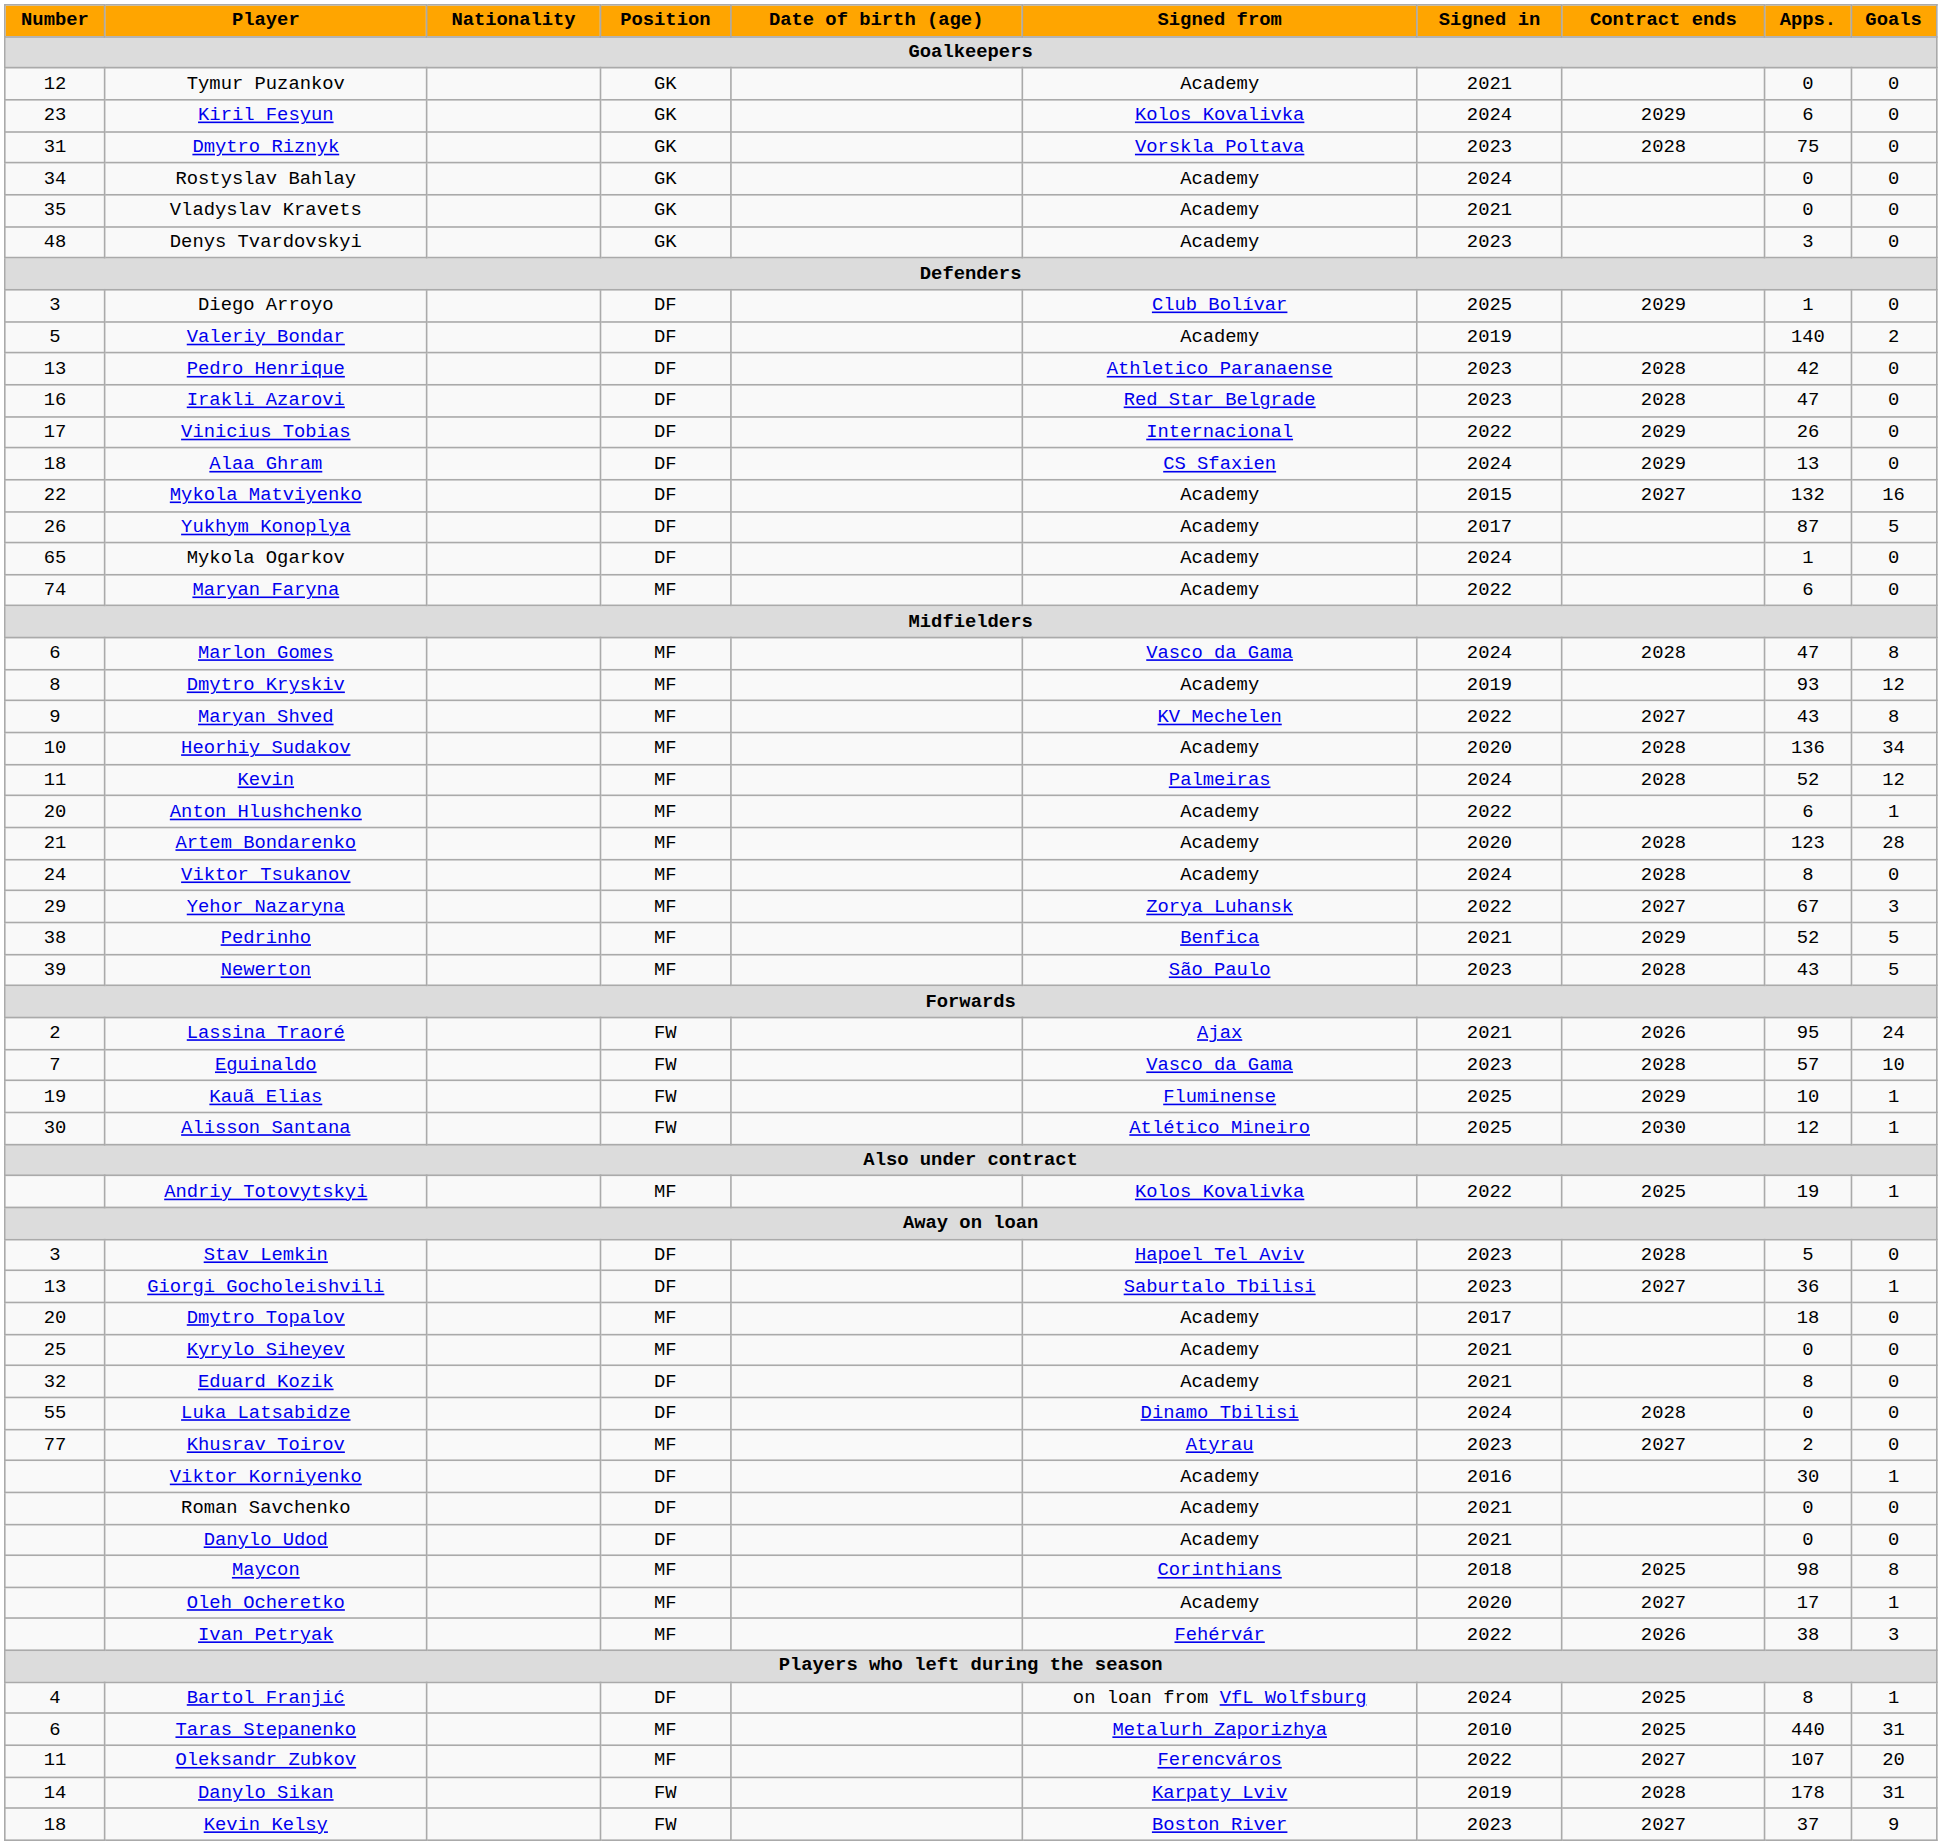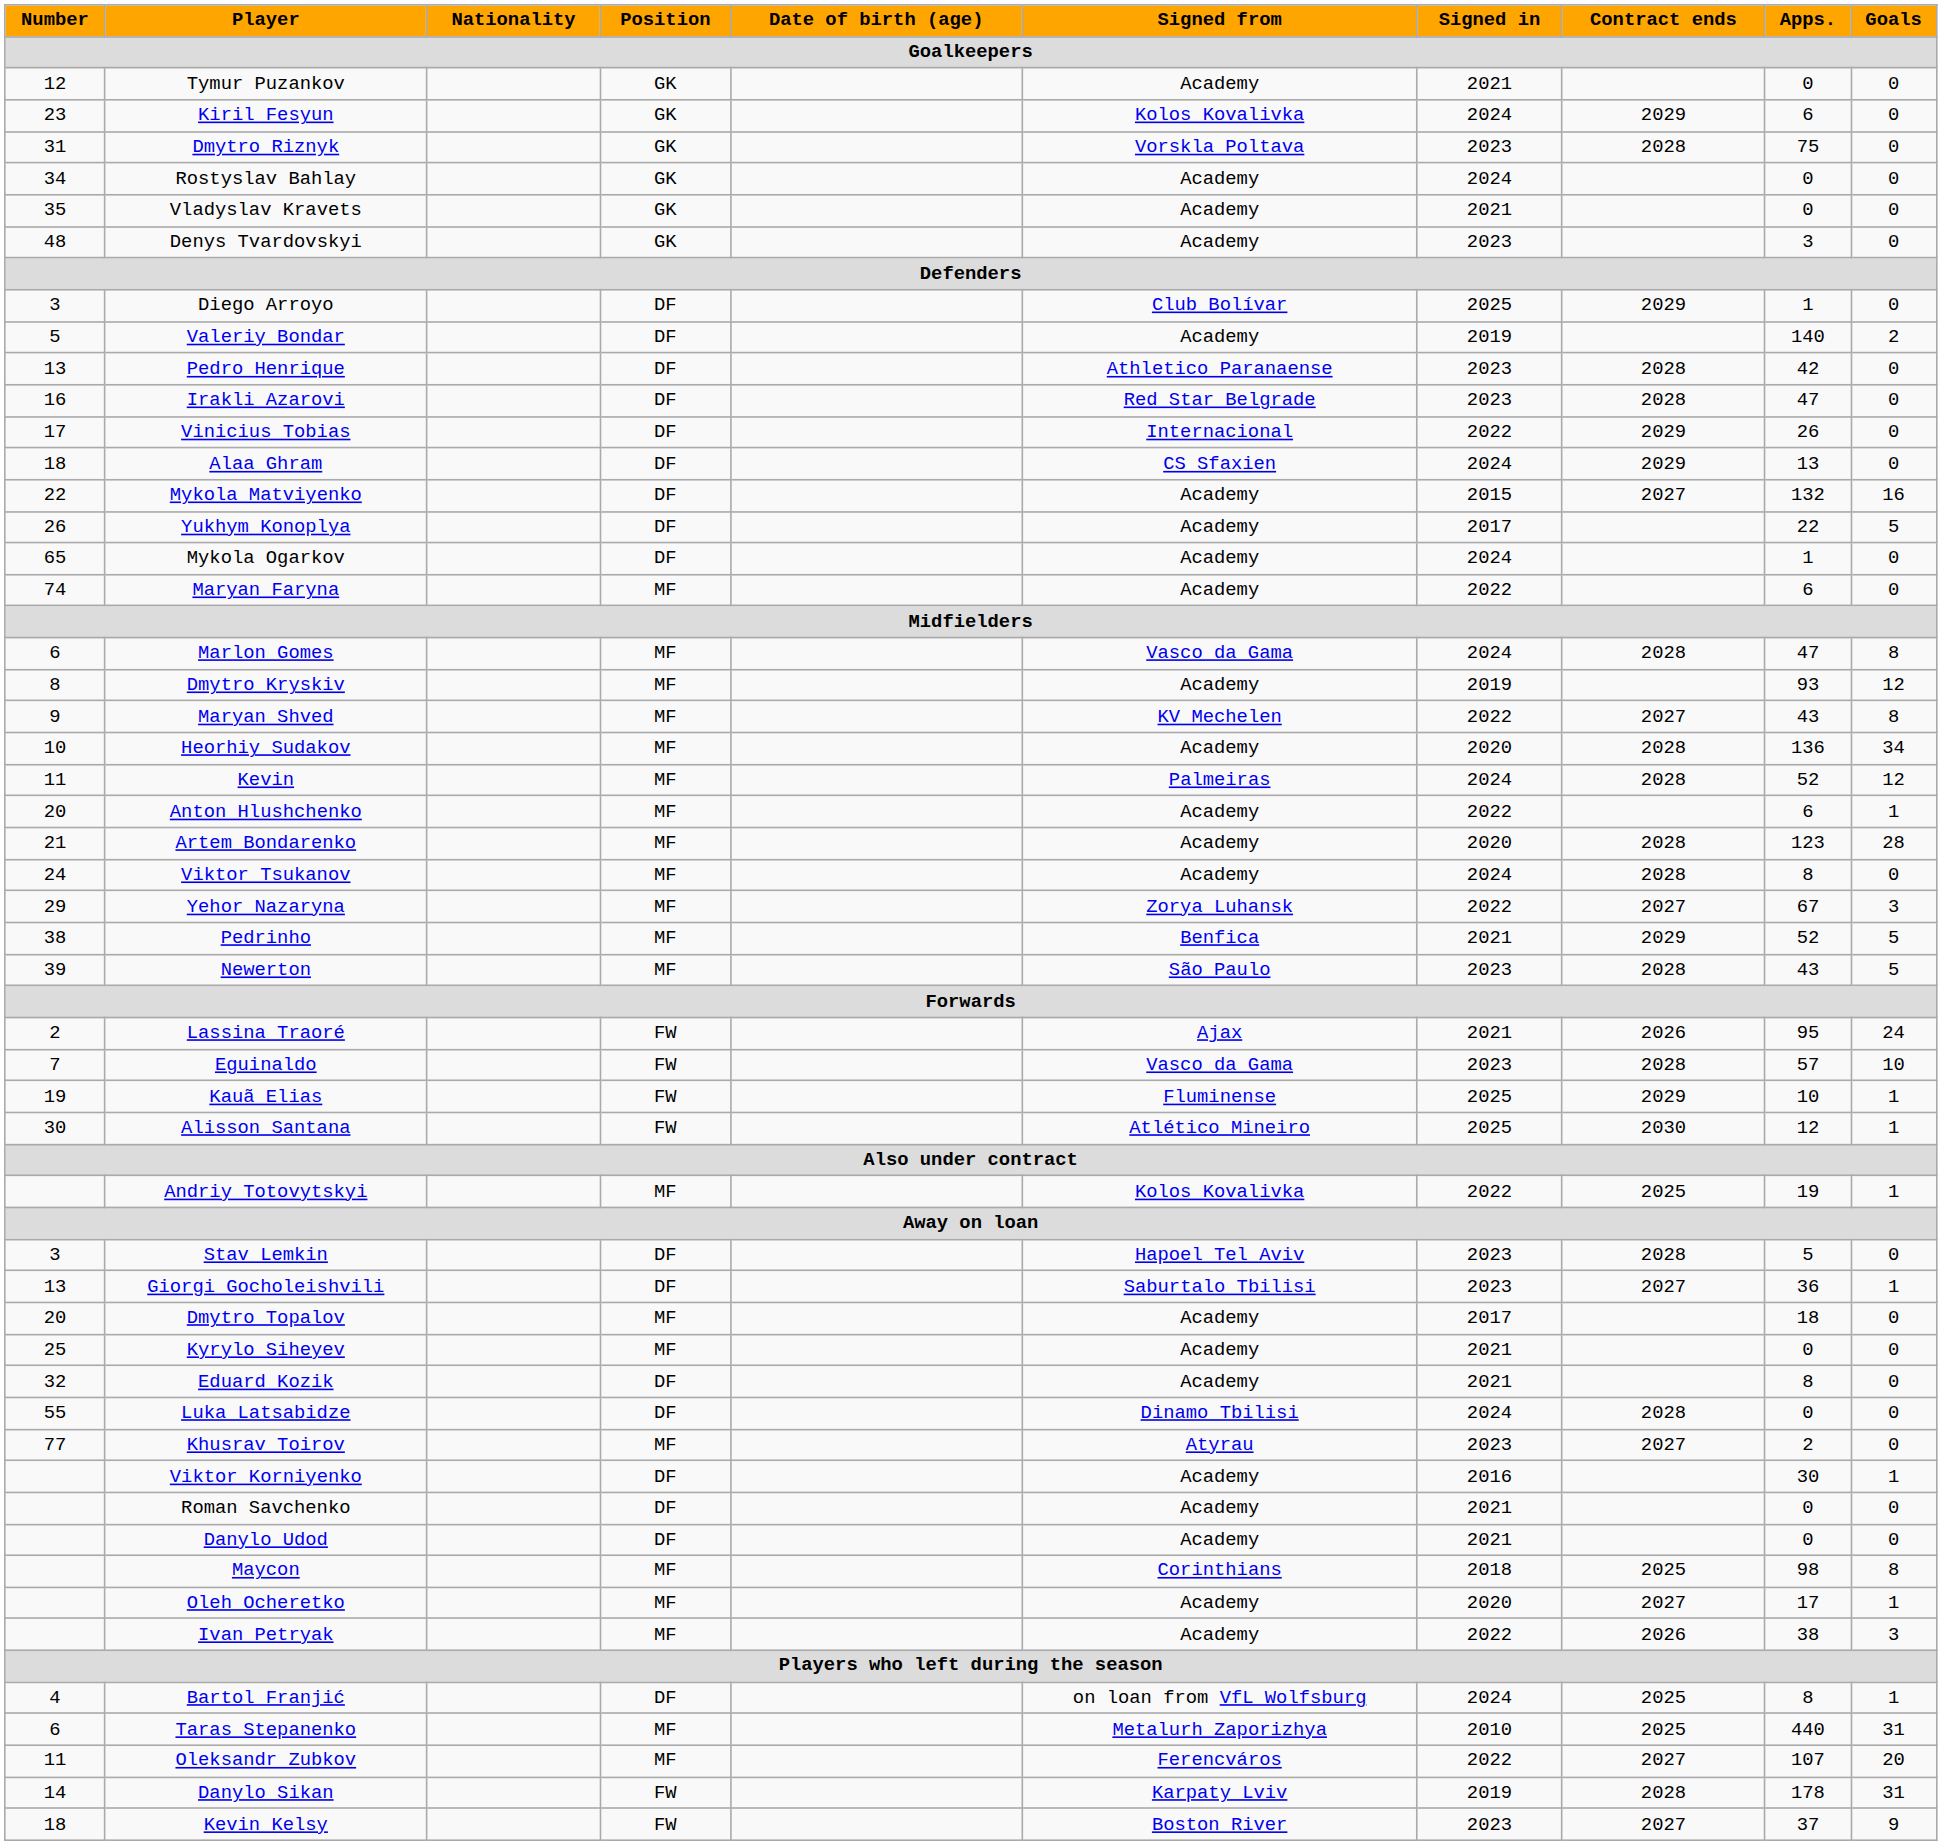(1808, 527) 87 -> (1808, 527) 22
(1220, 1634) Fehérvár -> (1220, 1634) Academy
